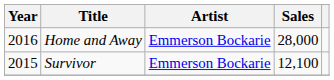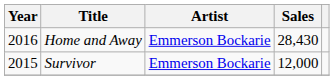(298, 39) 28,000 -> (298, 39) 28,430
(298, 63) 12,100 -> (298, 63) 12,000
